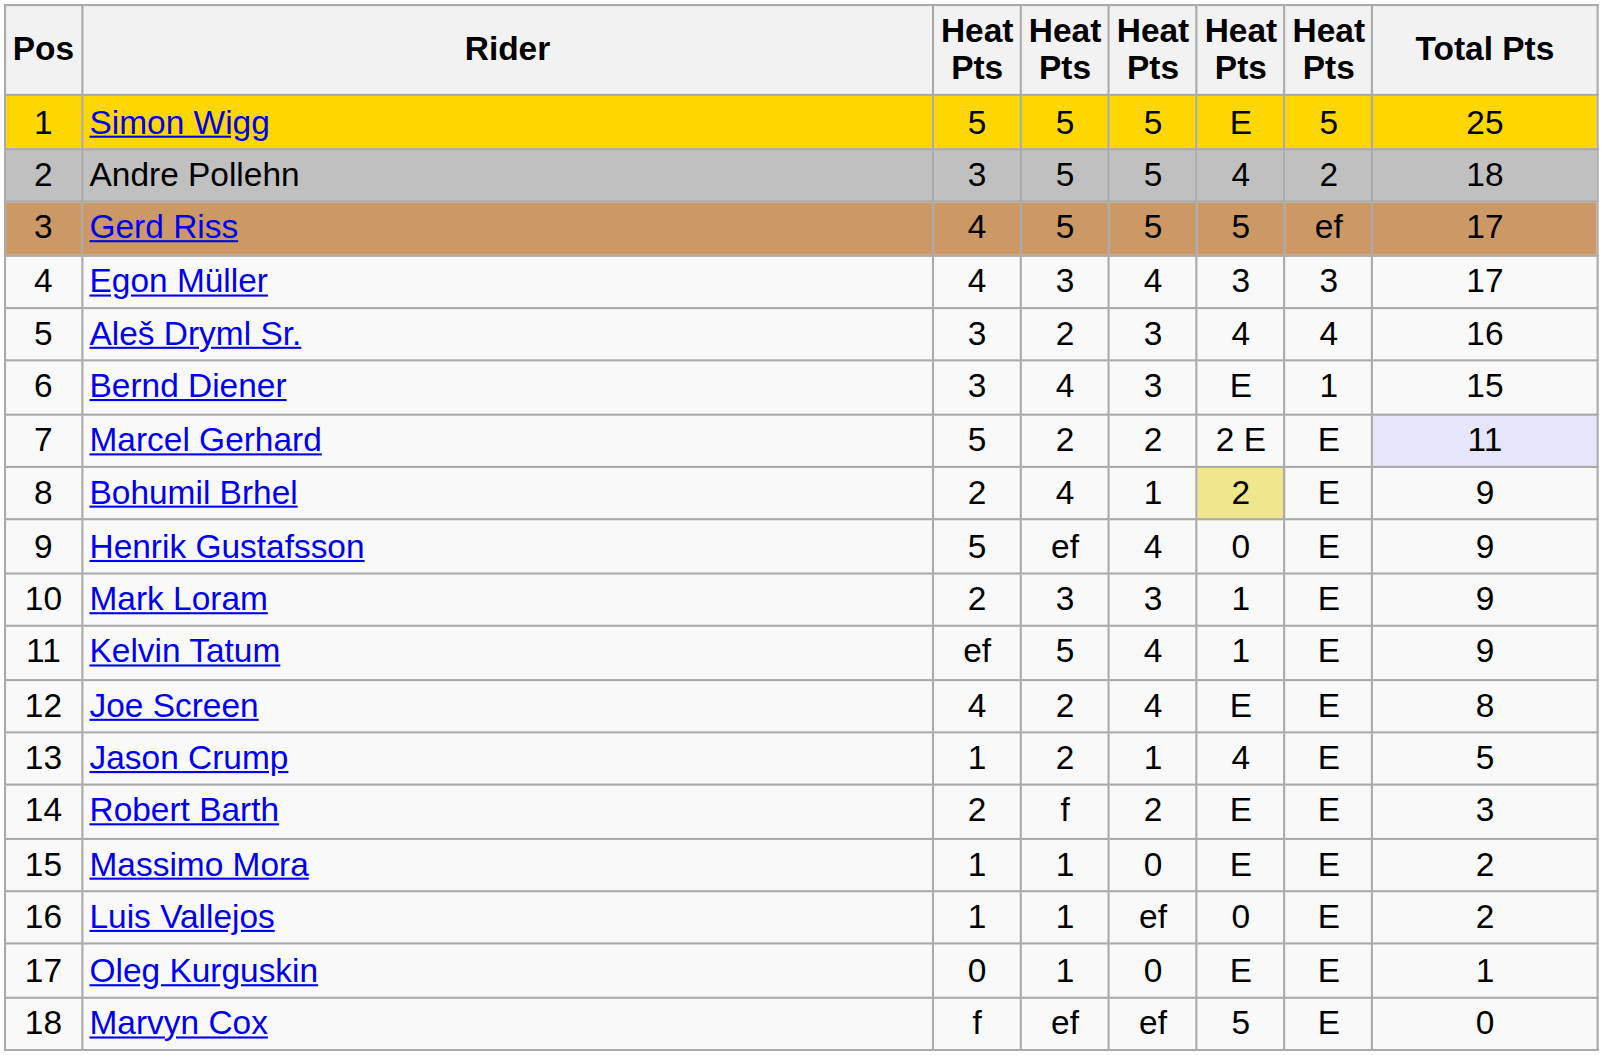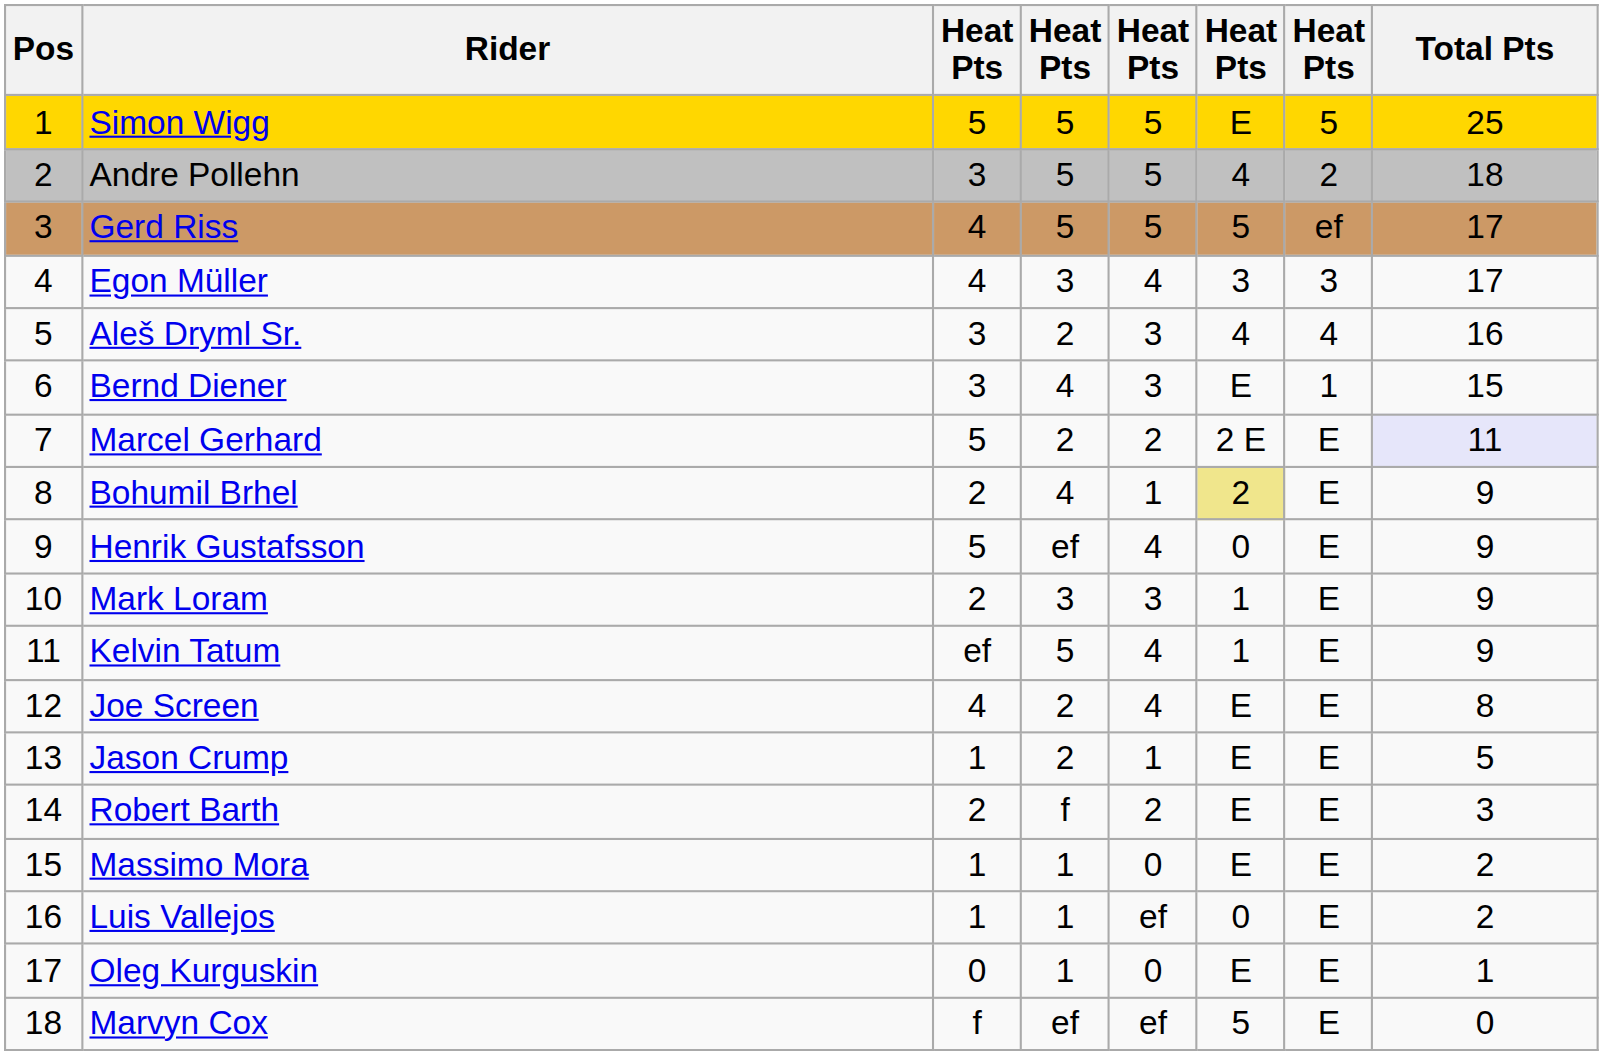(1241, 758) 4 -> (1241, 758) E
